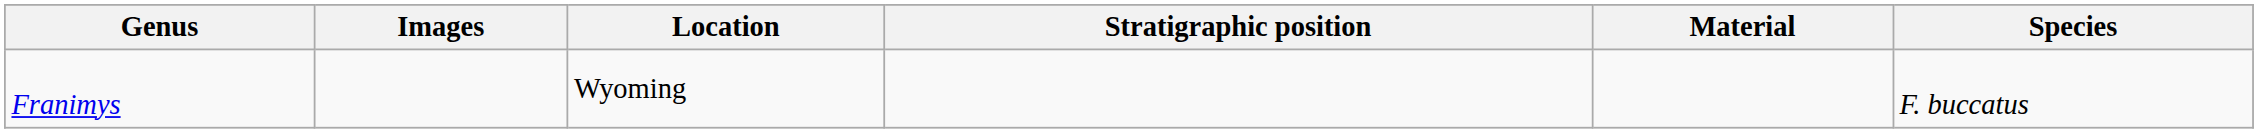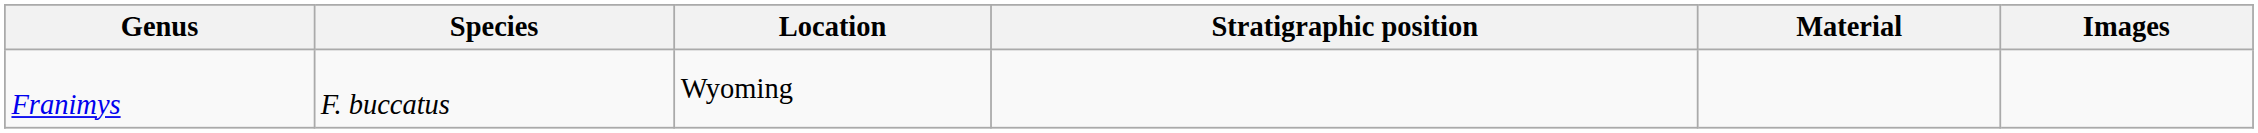columns swapped: (2073, 27) <-> (441, 27)
